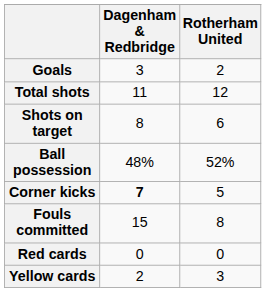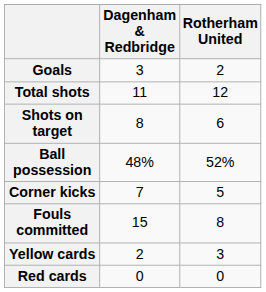(140, 192) bold -> (140, 192) normal
rows swapped: (52, 276) <-> (52, 253)
